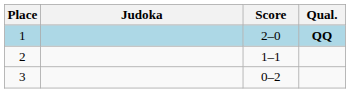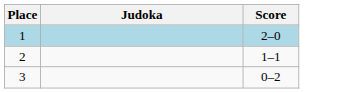- column: (322, 14)
